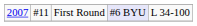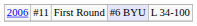(18, 13) 2007 -> (18, 13) 2006
